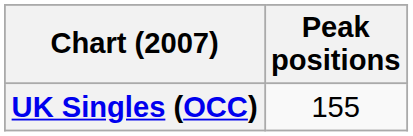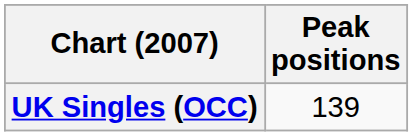(336, 106) 155 -> (336, 106) 139
